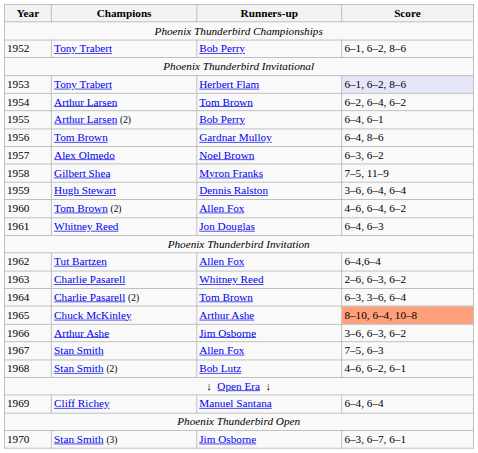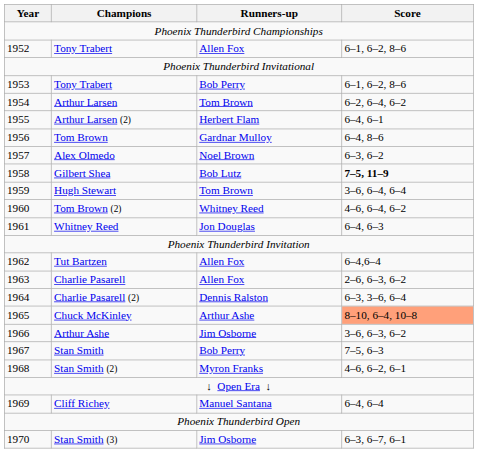(222, 48) Bob Perry -> (222, 48) Allen Fox
(229, 84) Herbert Flam -> (222, 84) Bob Perry
(375, 84) lavender background -> (375, 84) no background
(222, 119) Bob Perry -> (229, 119) Herbert Flam
(231, 173) Myron Franks -> (220, 173) Bob Lutz
(367, 173) normal -> (367, 173) bold
(234, 191) Dennis Ralston -> (226, 191) Tom Brown
(222, 208) Allen Fox -> (231, 208) Whitney Reed
(231, 279) Whitney Reed -> (222, 279) Allen Fox
(226, 297) Tom Brown -> (234, 297) Dennis Ralston
(222, 350) Allen Fox -> (222, 350) Bob Perry
(220, 368) Bob Lutz -> (231, 368) Myron Franks
